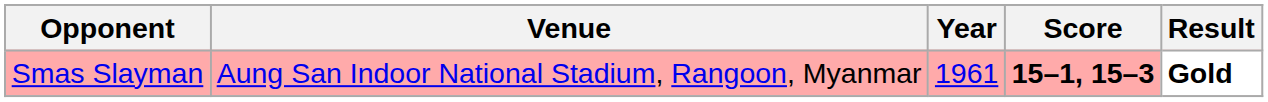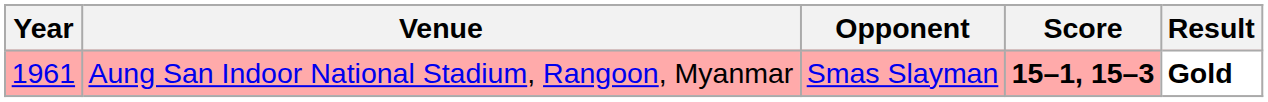columns swapped: (967, 28) <-> (107, 28)
